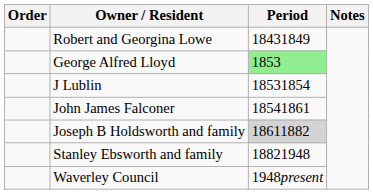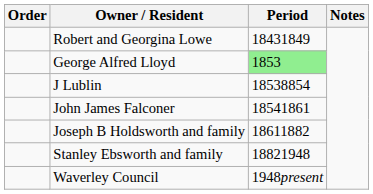(281, 85) 18531854 -> (281, 85) 18538854
(281, 131) lightgrey background -> (281, 131) no background
